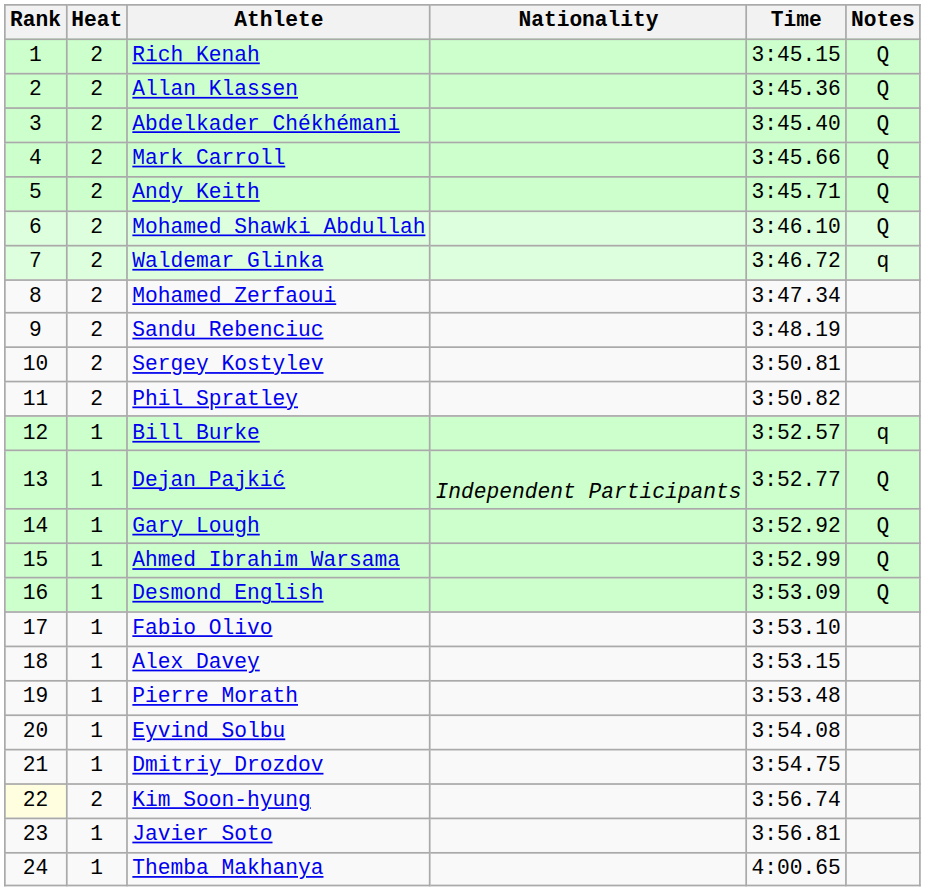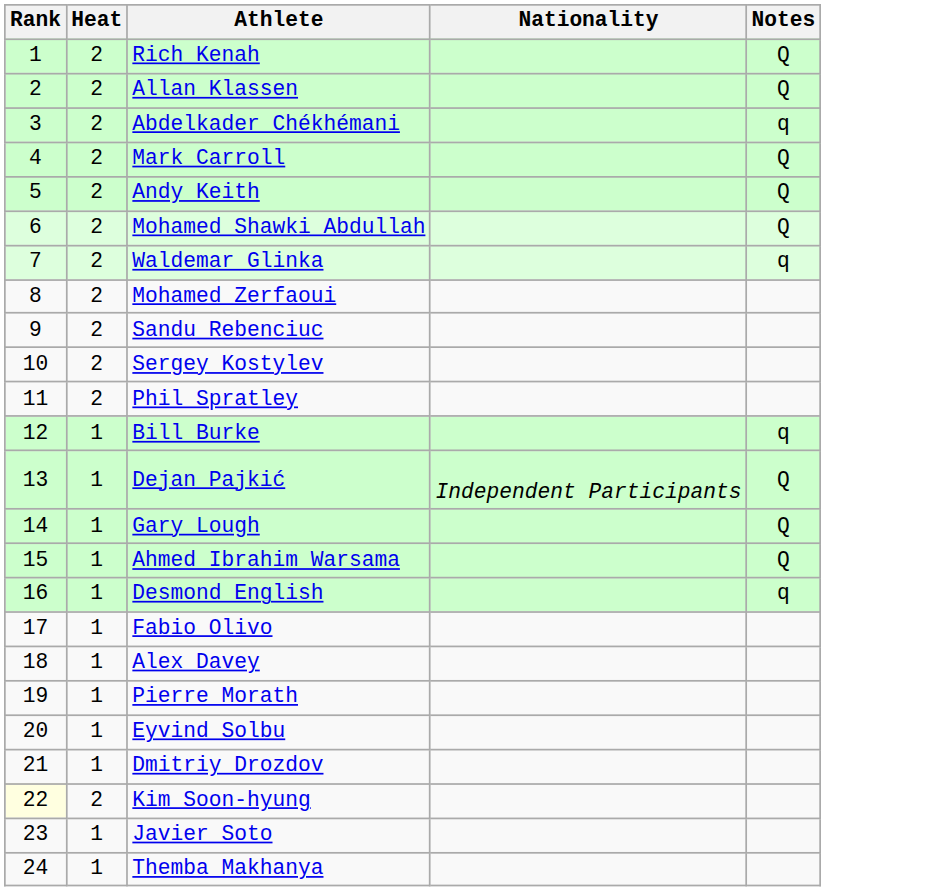- column: (796, 22)
(883, 125) Q -> (783, 125) q
(883, 595) Q -> (783, 595) q
